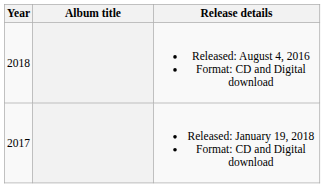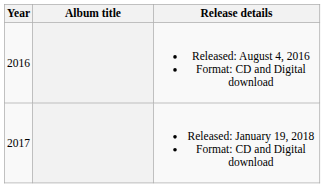(19, 62) 2018 -> (19, 62) 2016
